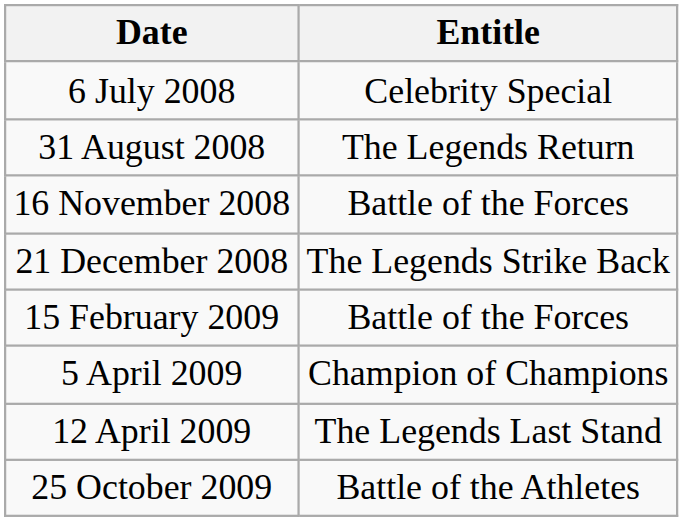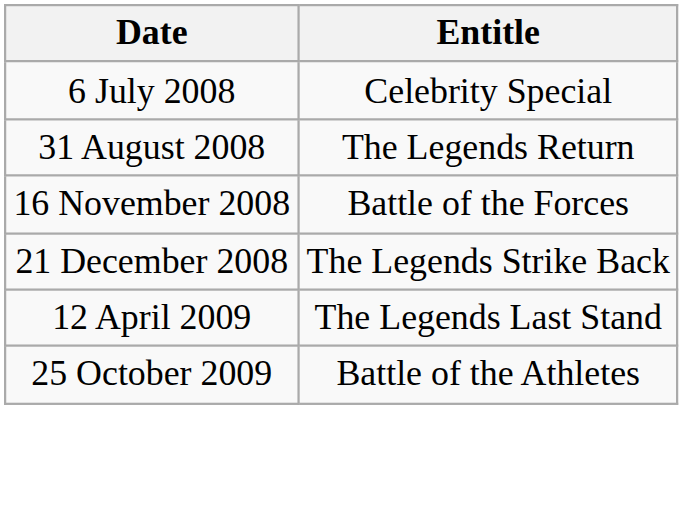- row: (152, 317)
- row: (152, 373)
